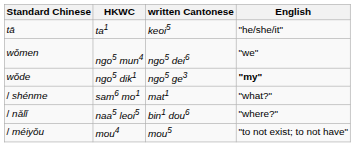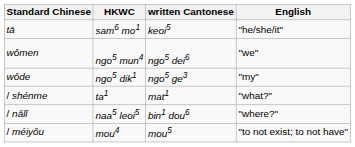(102, 29) ta1 -> (118, 29) sam6 mo1
(250, 77) bold -> (249, 77) normal
(118, 95) sam6 mo1 -> (102, 95) ta1
